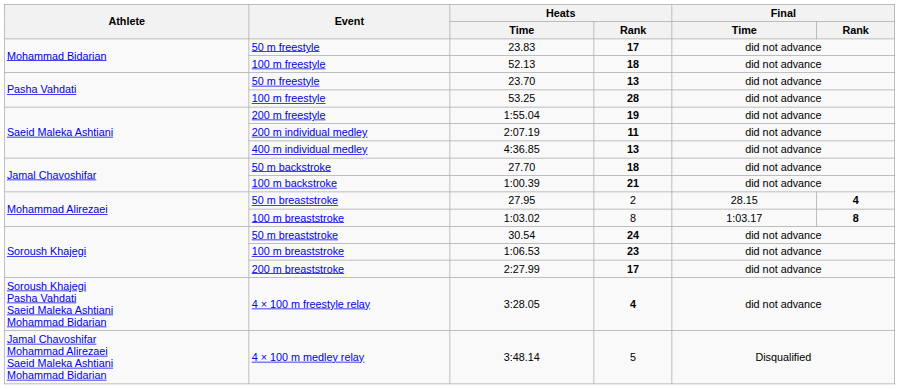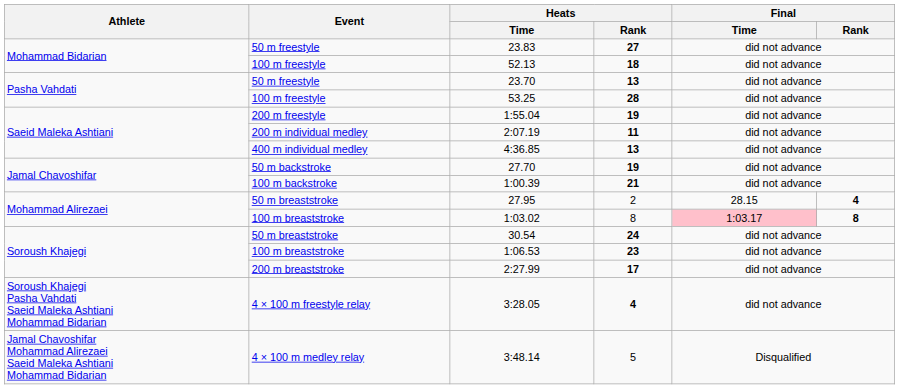(633, 47) 17 -> (633, 47) 27
(633, 167) 18 -> (633, 167) 19
(744, 218) no background -> (744, 218) pink background
